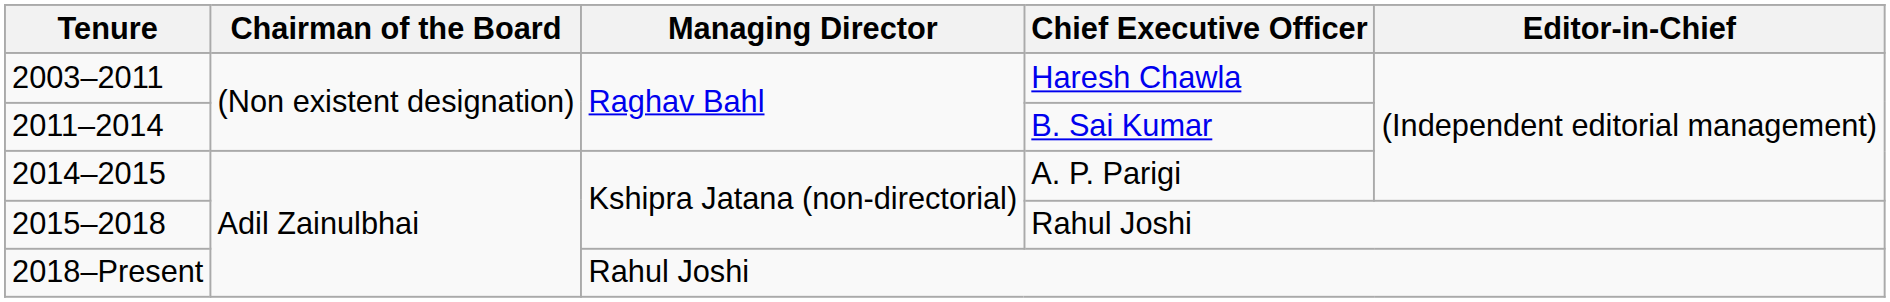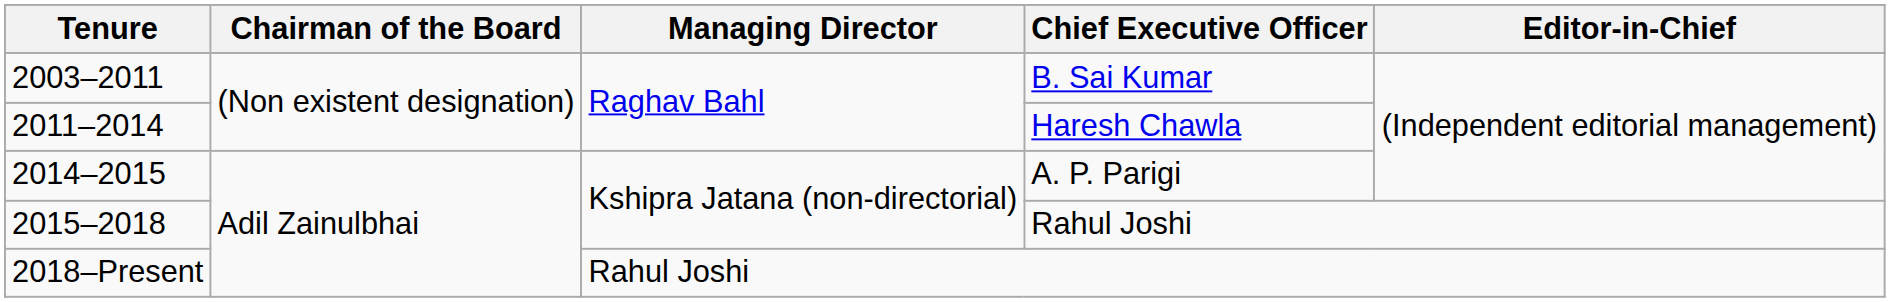(1136, 77) Haresh Chawla -> (1122, 77) B. Sai Kumar
(1122, 126) B. Sai Kumar -> (1136, 126) Haresh Chawla
